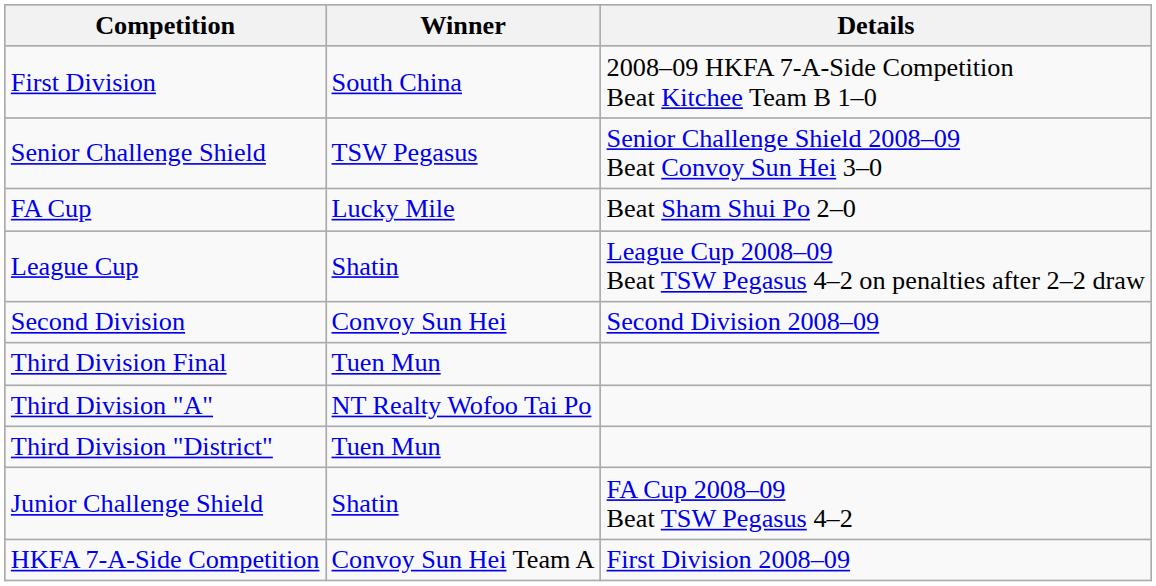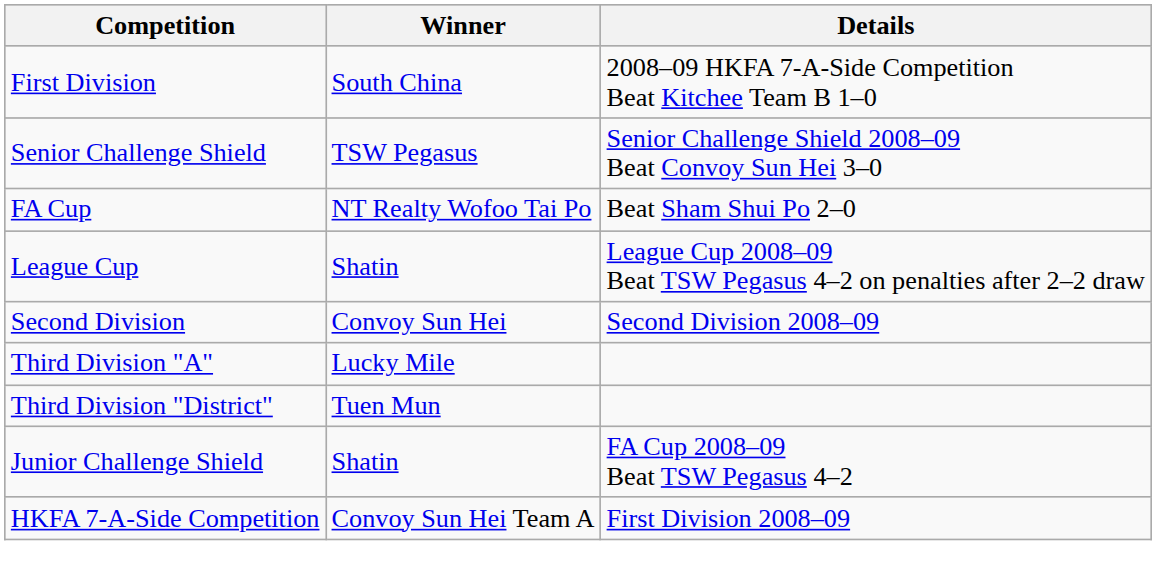(393, 209) Lucky Mile -> (461, 209) NT Realty Wofoo Tai Po
- row: (119, 363)
(461, 405) NT Realty Wofoo Tai Po -> (393, 363) Lucky Mile
